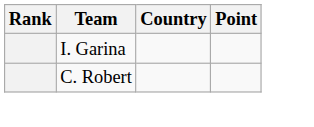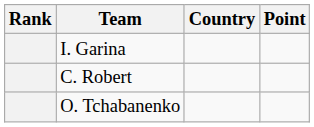+ row: (120, 106)
